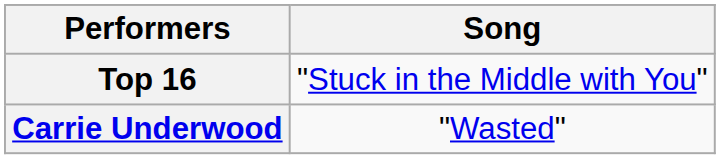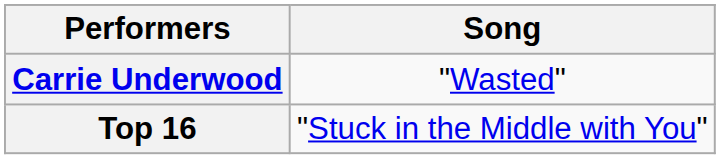rows swapped: (147, 78) <-> (147, 128)
